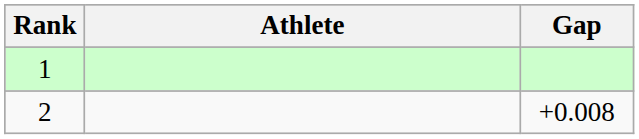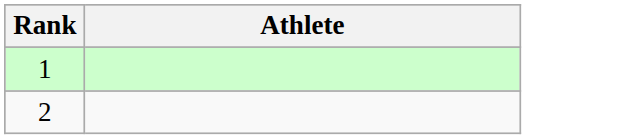- column: (577, 25)
